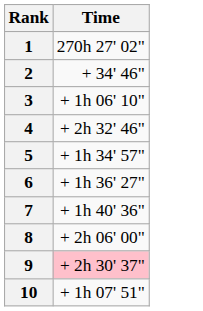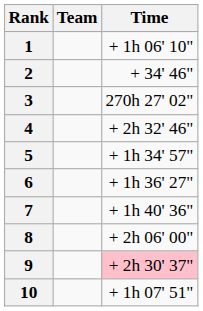+ column: (77, 18)
(101, 45) 270h 27' 02" -> (151, 45) + 1h 06' 10"
(102, 100) + 1h 06' 10" -> (149, 100) 270h 27' 02"
